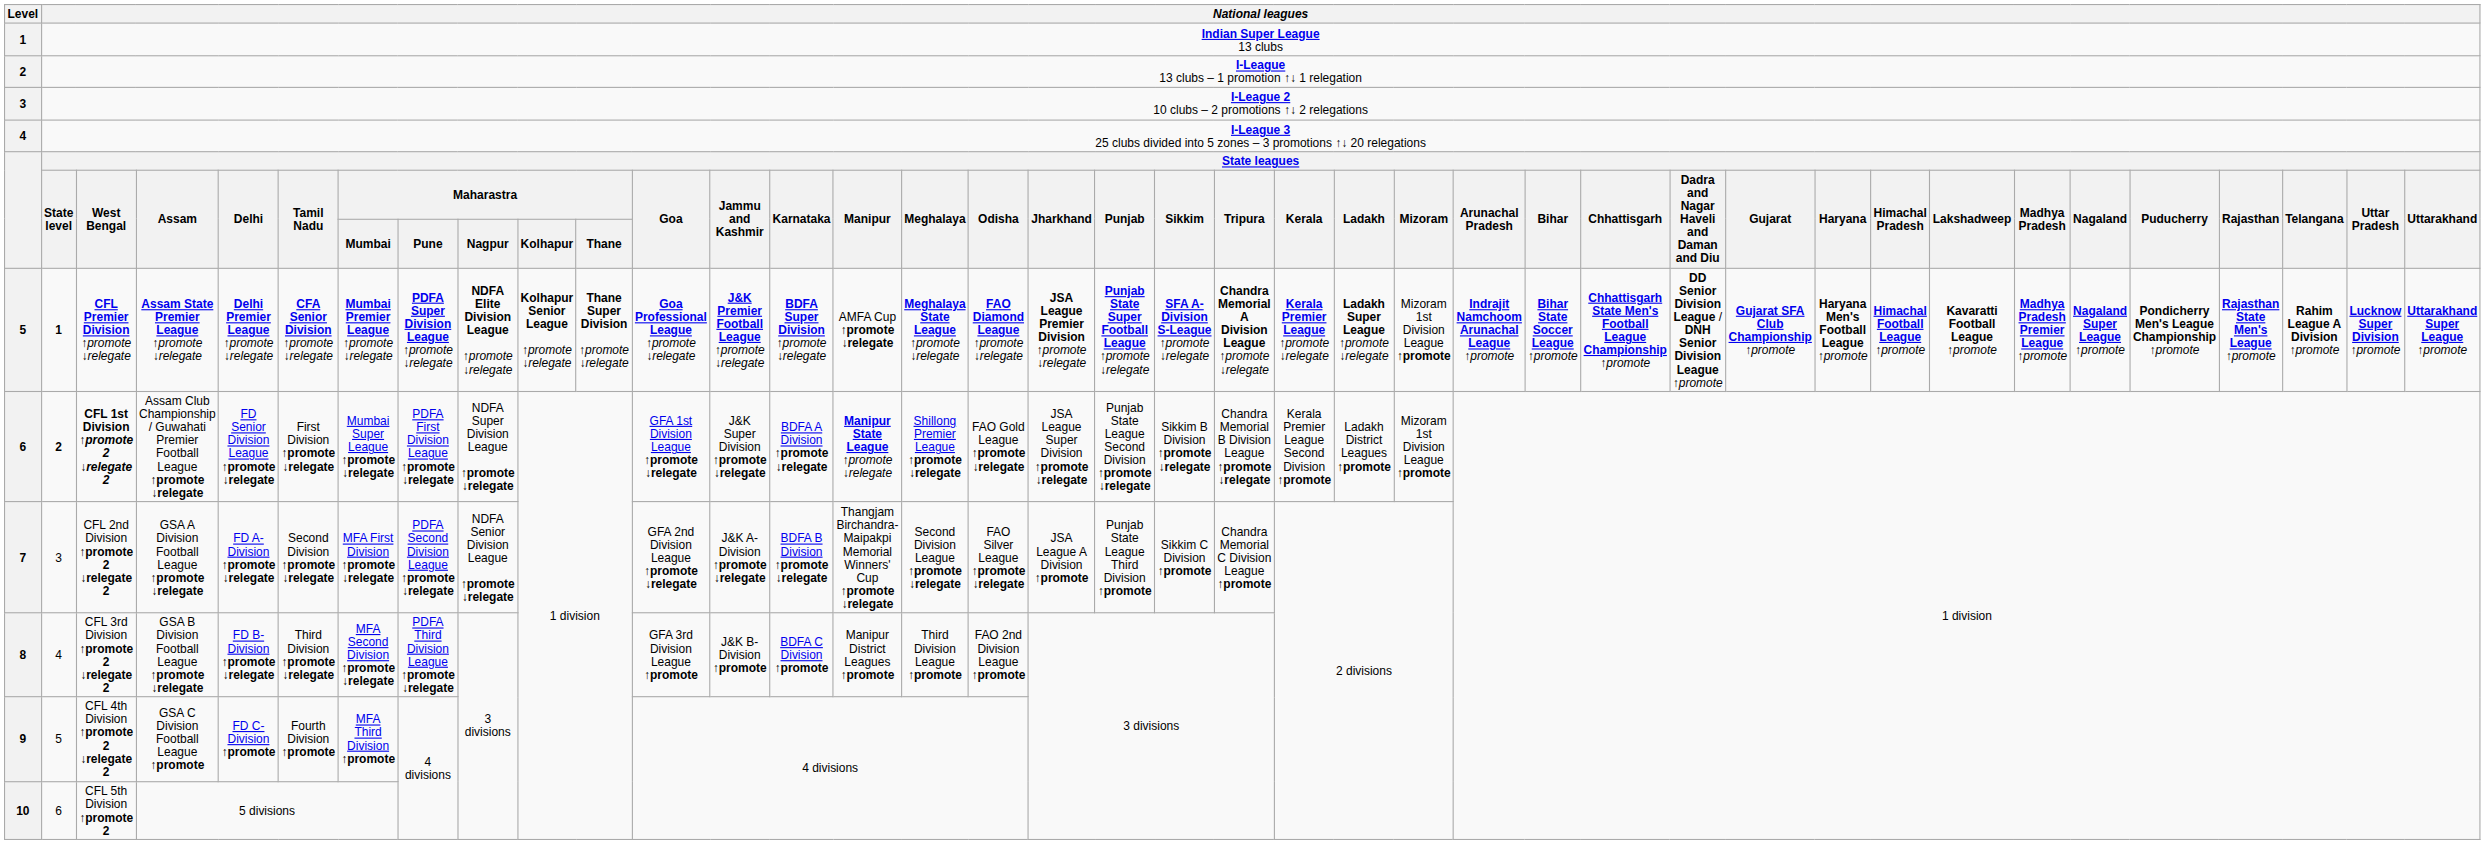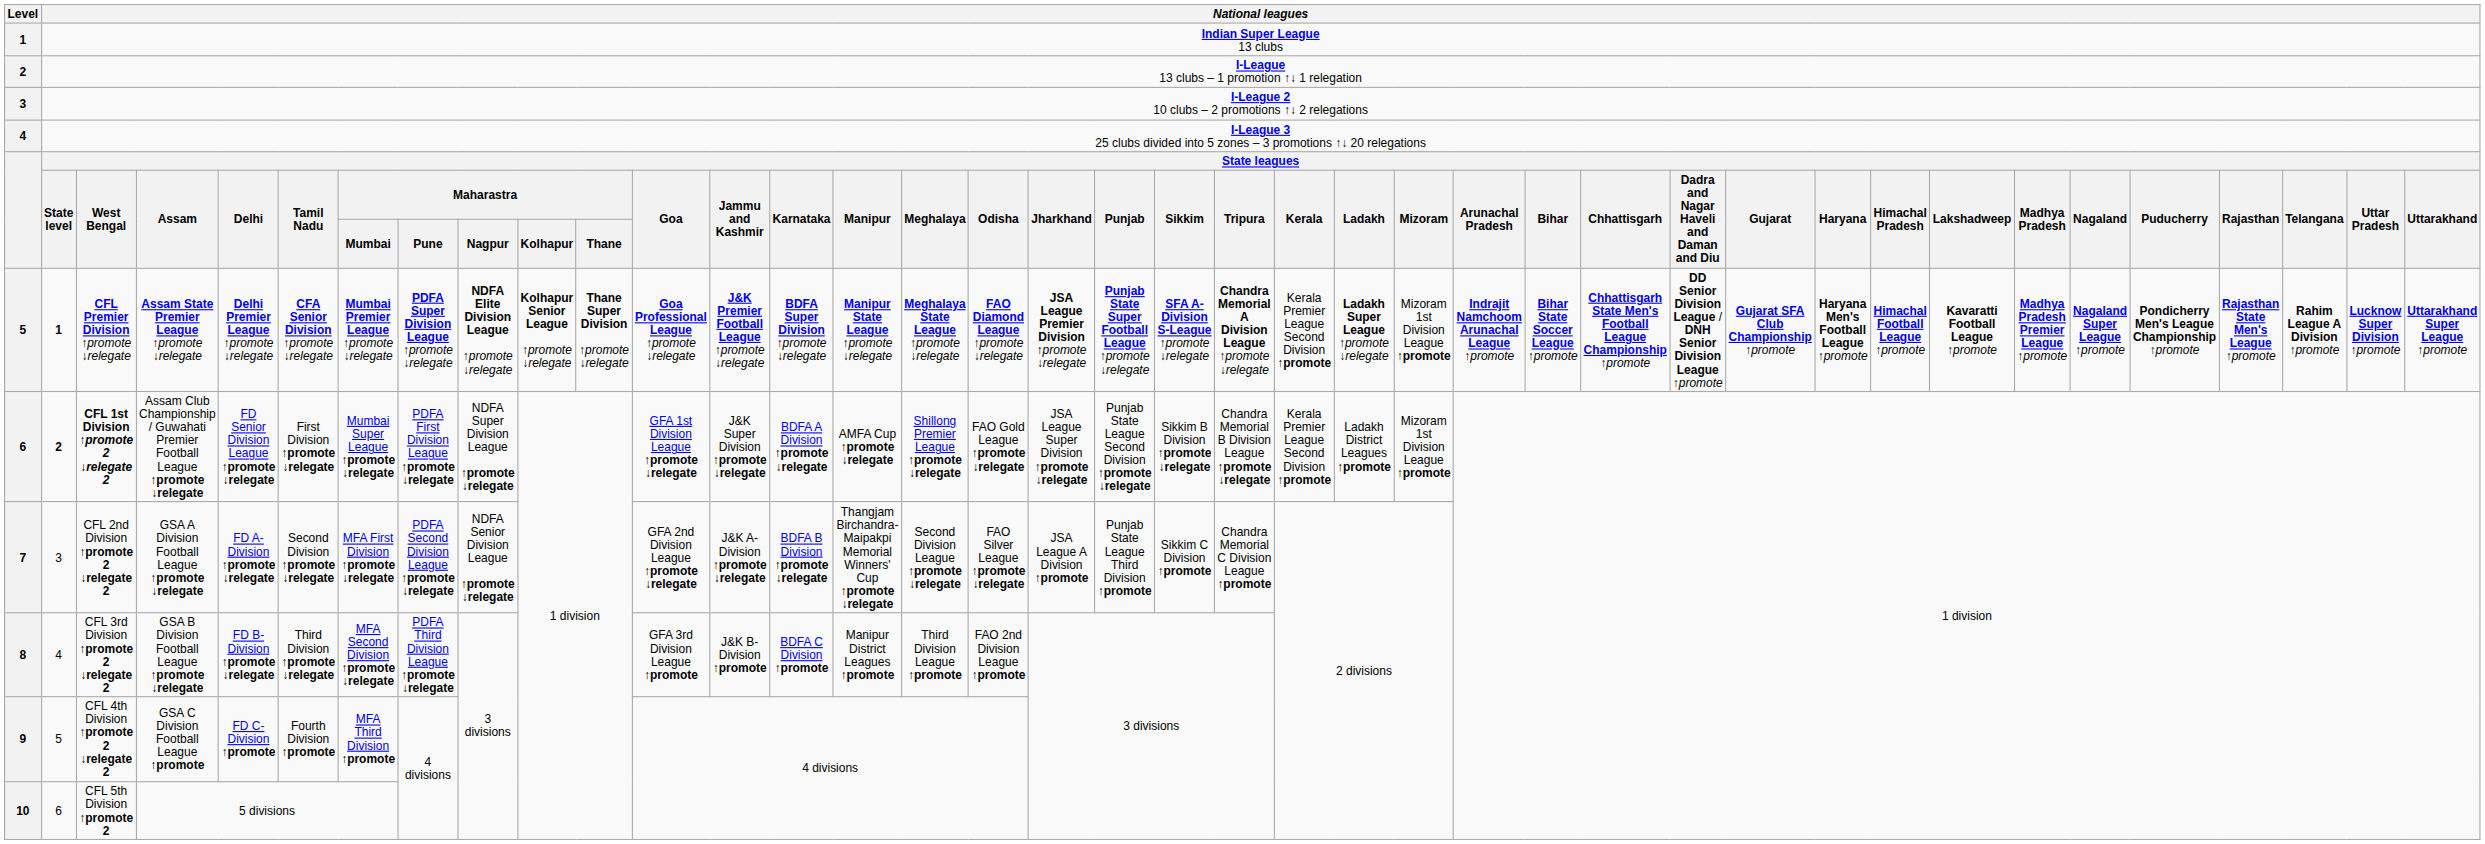(867, 330) AMFA Cup ↑promote ↓relegate -> (867, 330) Manipur State League ↑promote ↓relegate
(1304, 330) Kerala Premier League ↑promote ↓relegate -> (1304, 330) Kerala Premier League Second Division ↑promote
(867, 447) Manipur State League ↑promote ↓relegate -> (867, 447) AMFA Cup ↑promote ↓relegate
